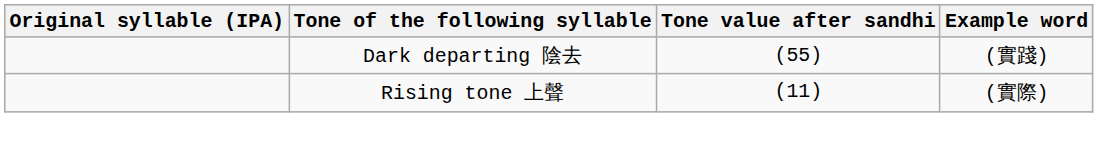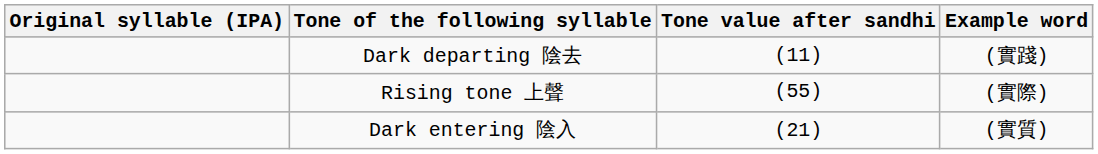(798, 56) (55) -> (798, 56) (11)
(798, 93) (11) -> (798, 93) (55)
+ row: (473, 130)
